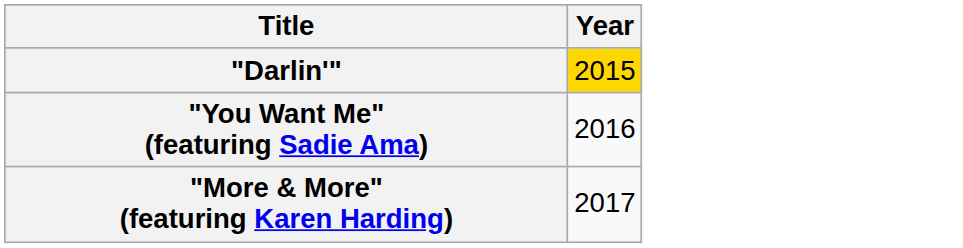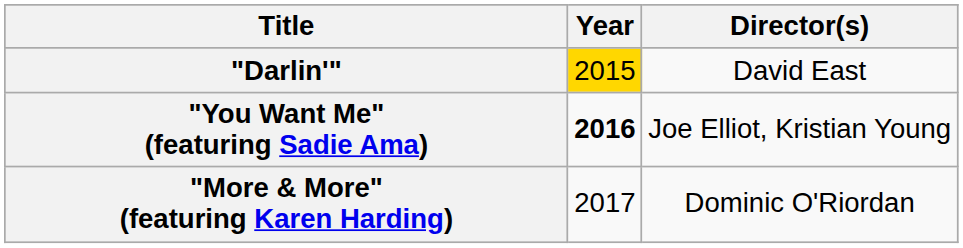+ column: (800, 26)
(605, 129) normal -> (605, 129) bold
